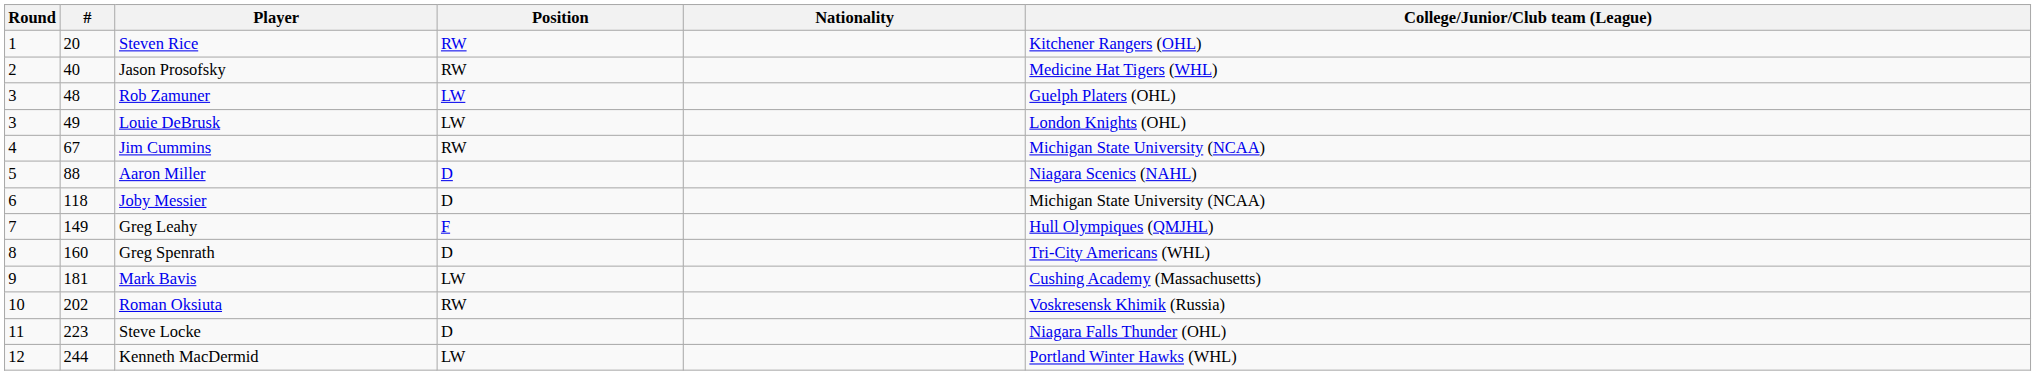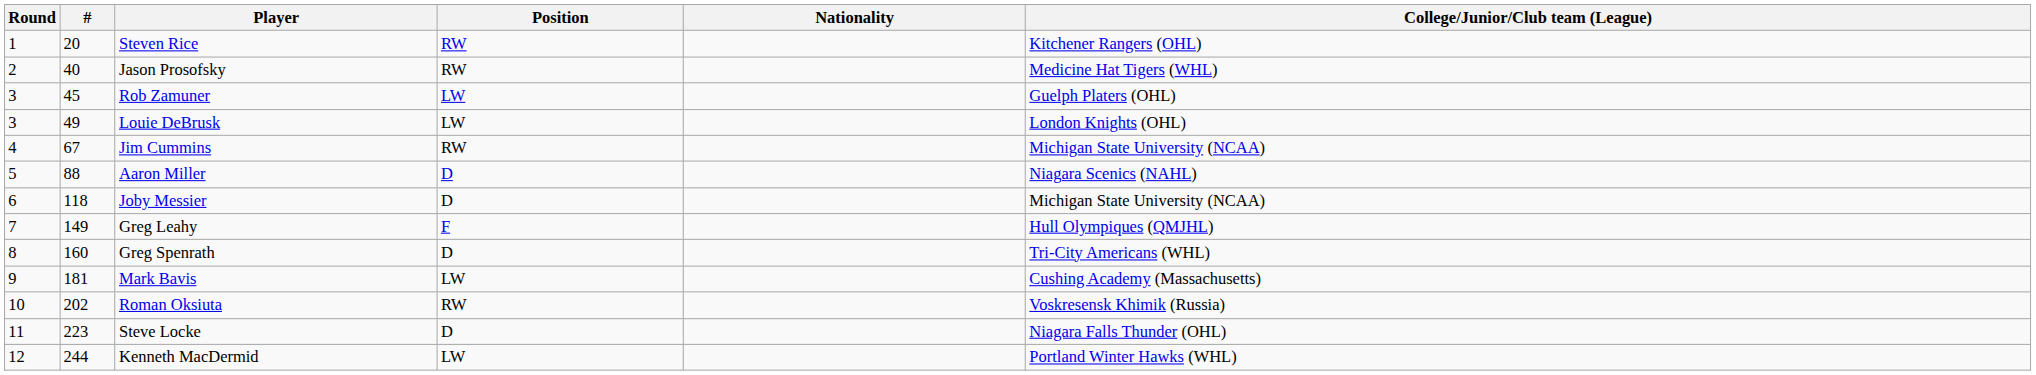(72, 95) 48 -> (72, 95) 45
